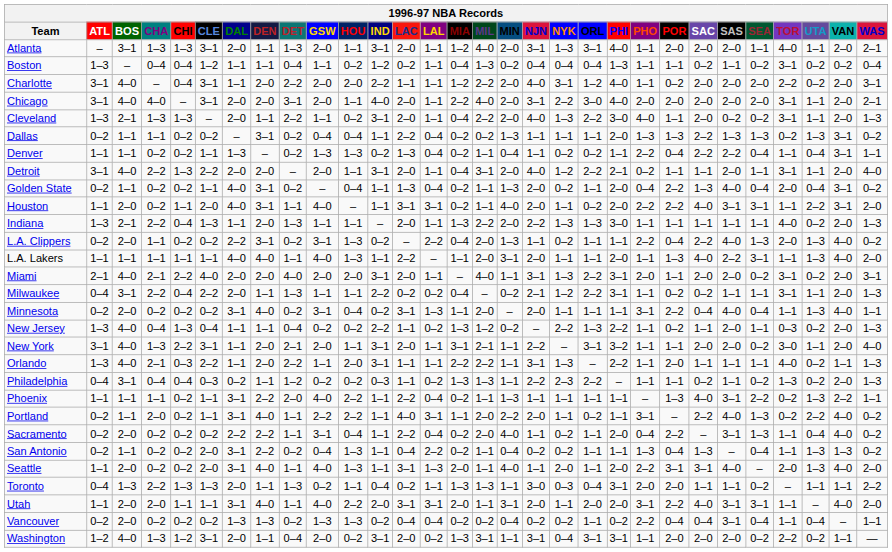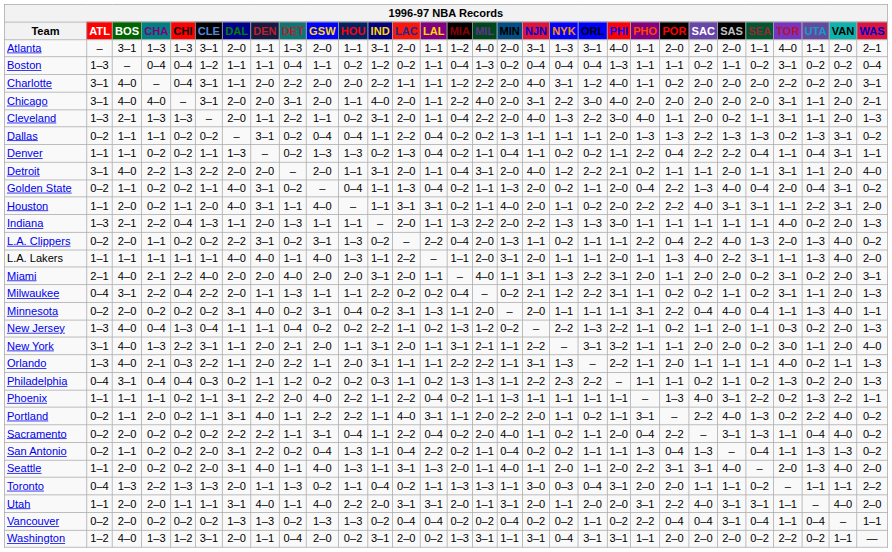(760, 119) 0–2 -> (760, 119) 1–1
(760, 294) 1–1 -> (760, 294) 0–2
